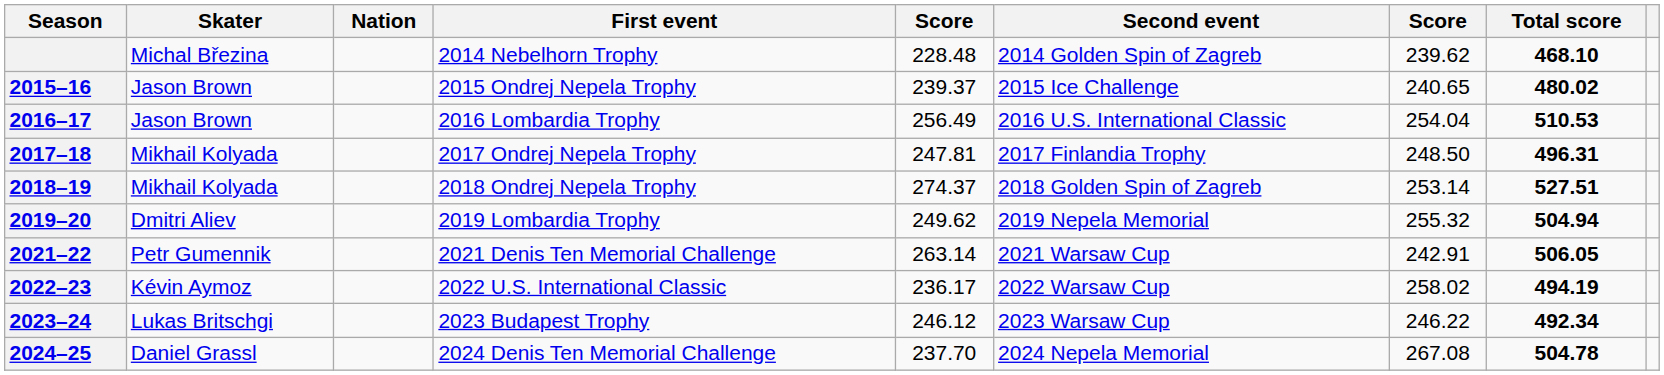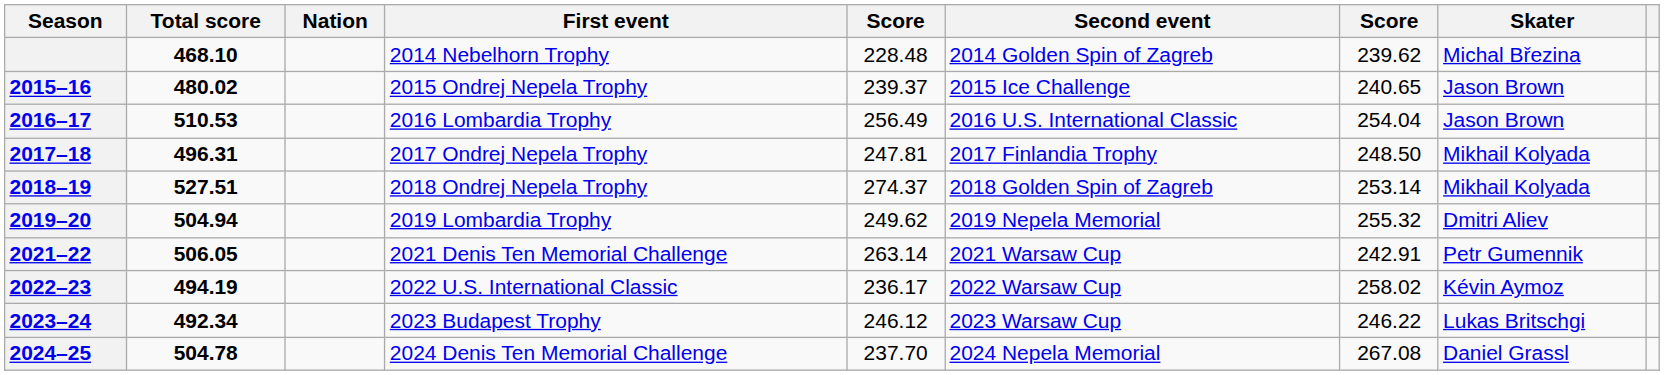columns swapped: (230, 21) <-> (1567, 21)
